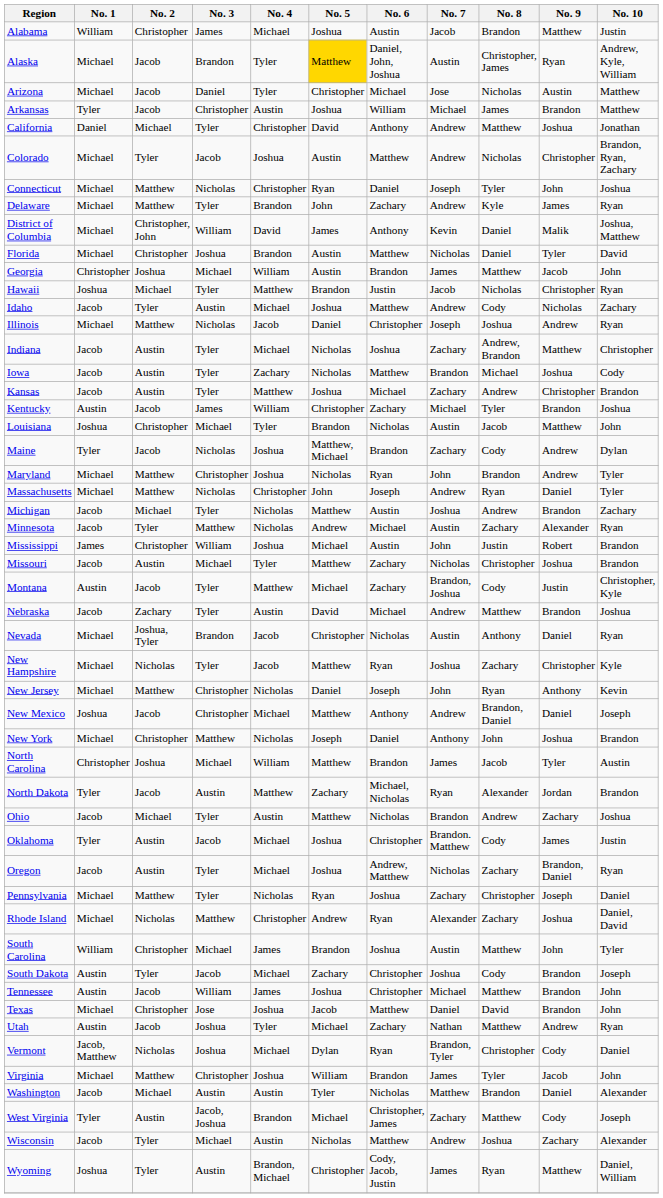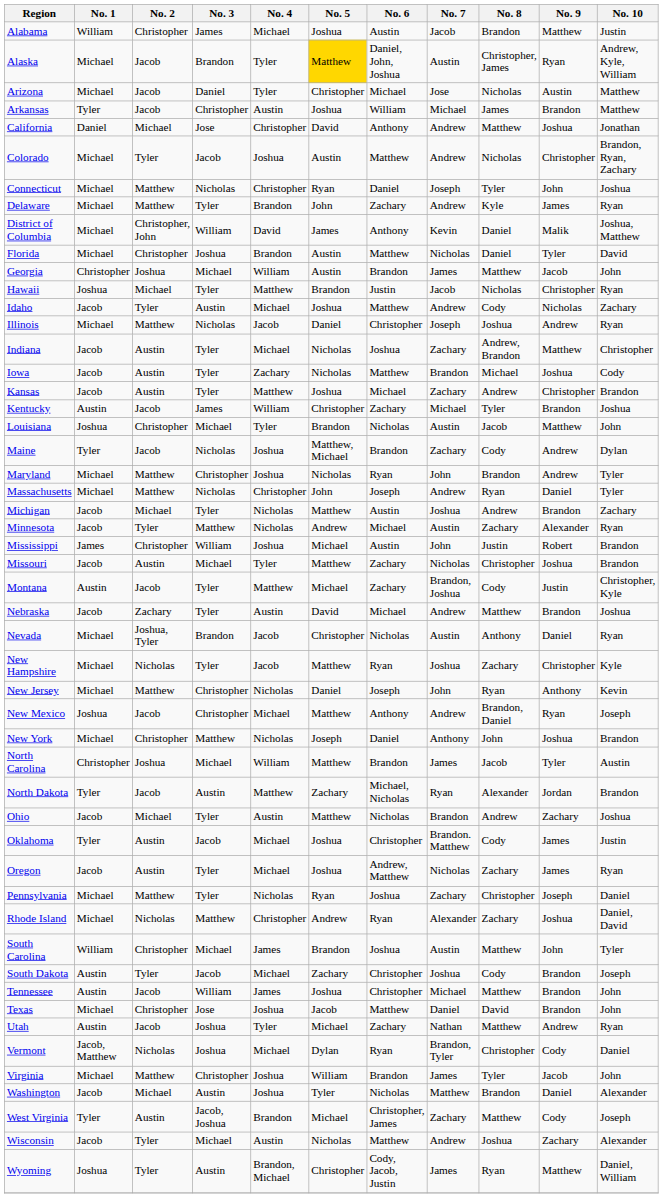(207, 127) Tyler -> (205, 127) Jose
(557, 714) Daniel -> (554, 714) Ryan
(563, 871) Brandon, Daniel -> (556, 871) James
(268, 1092) Austin -> (269, 1092) Joshua
